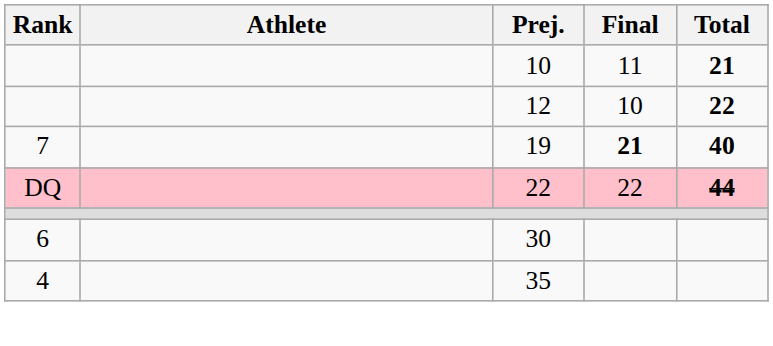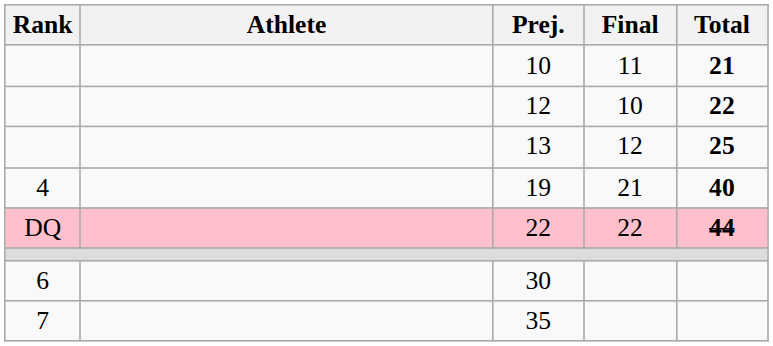+ row: (538, 146)
(43, 146) 7 -> (43, 187) 4
(630, 146) bold -> (630, 187) normal
(43, 280) 4 -> (43, 320) 7
